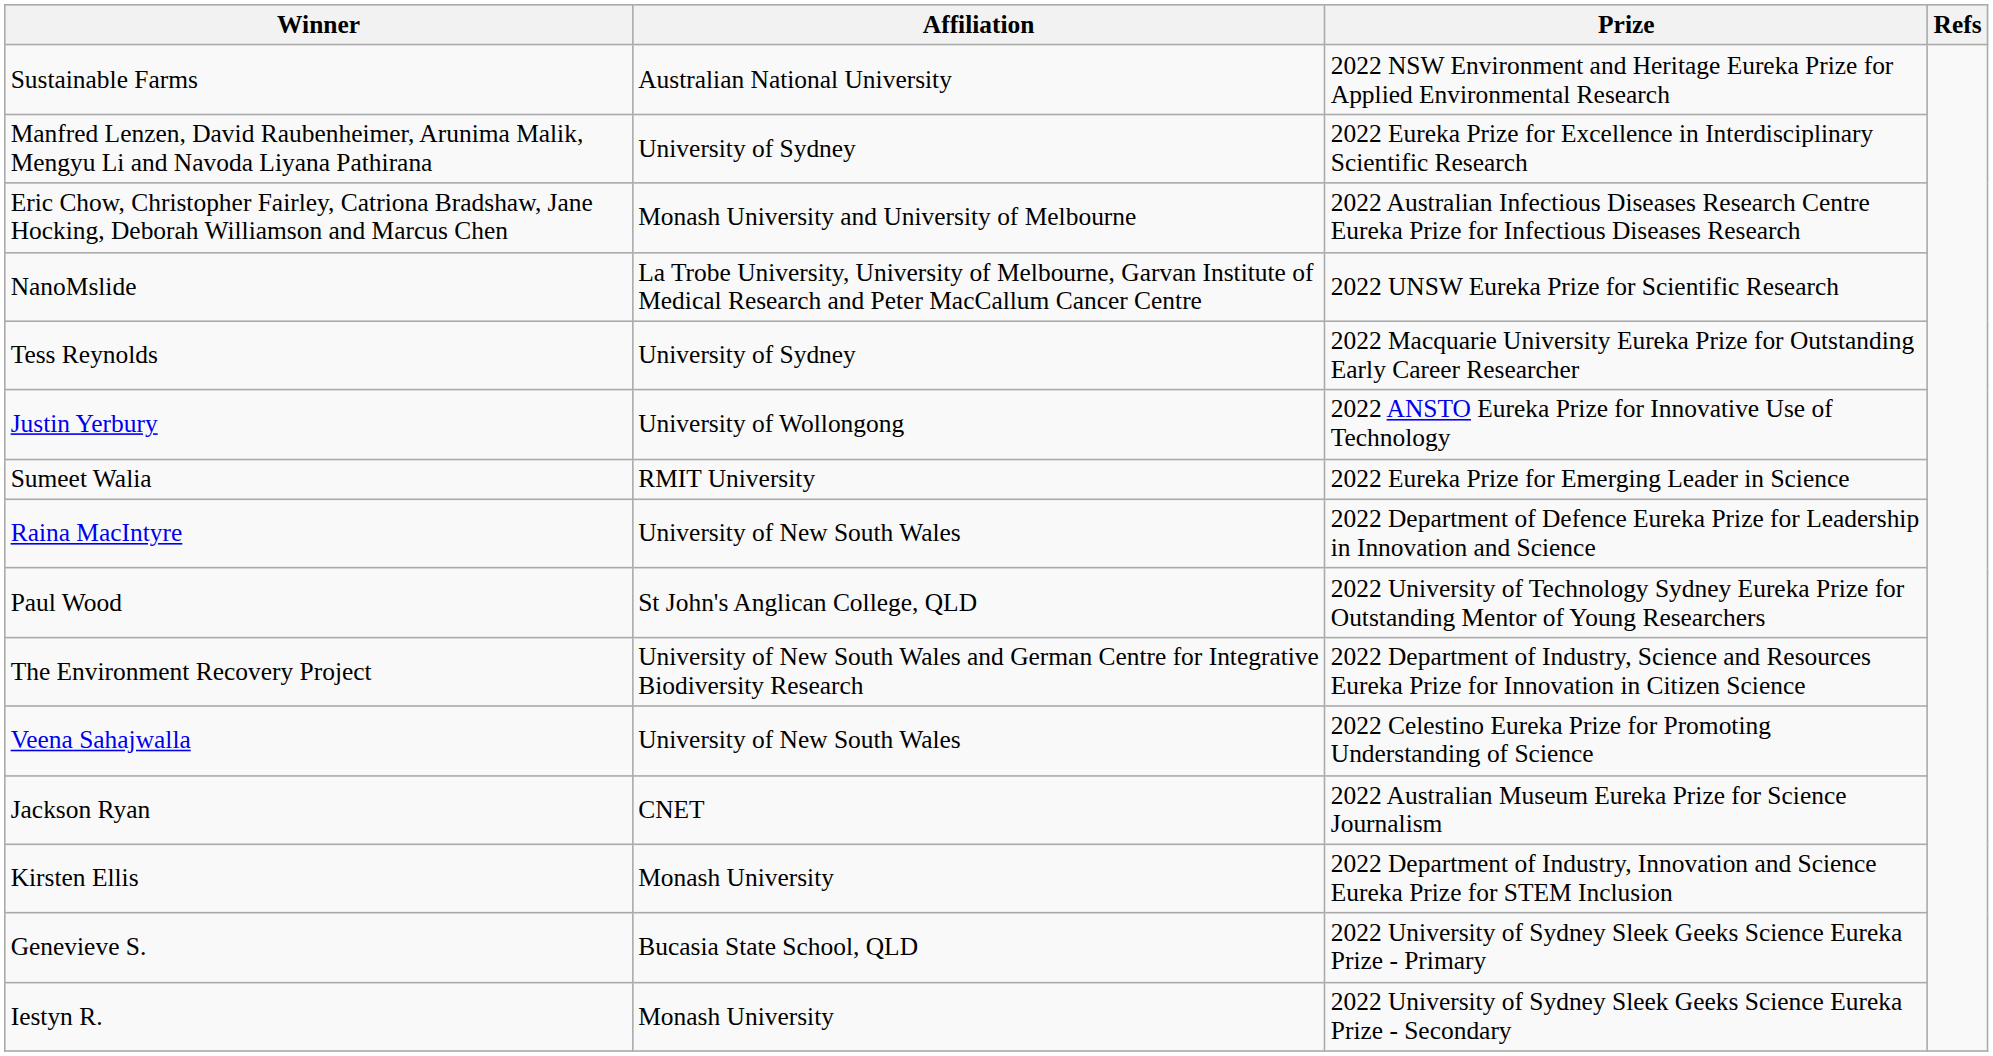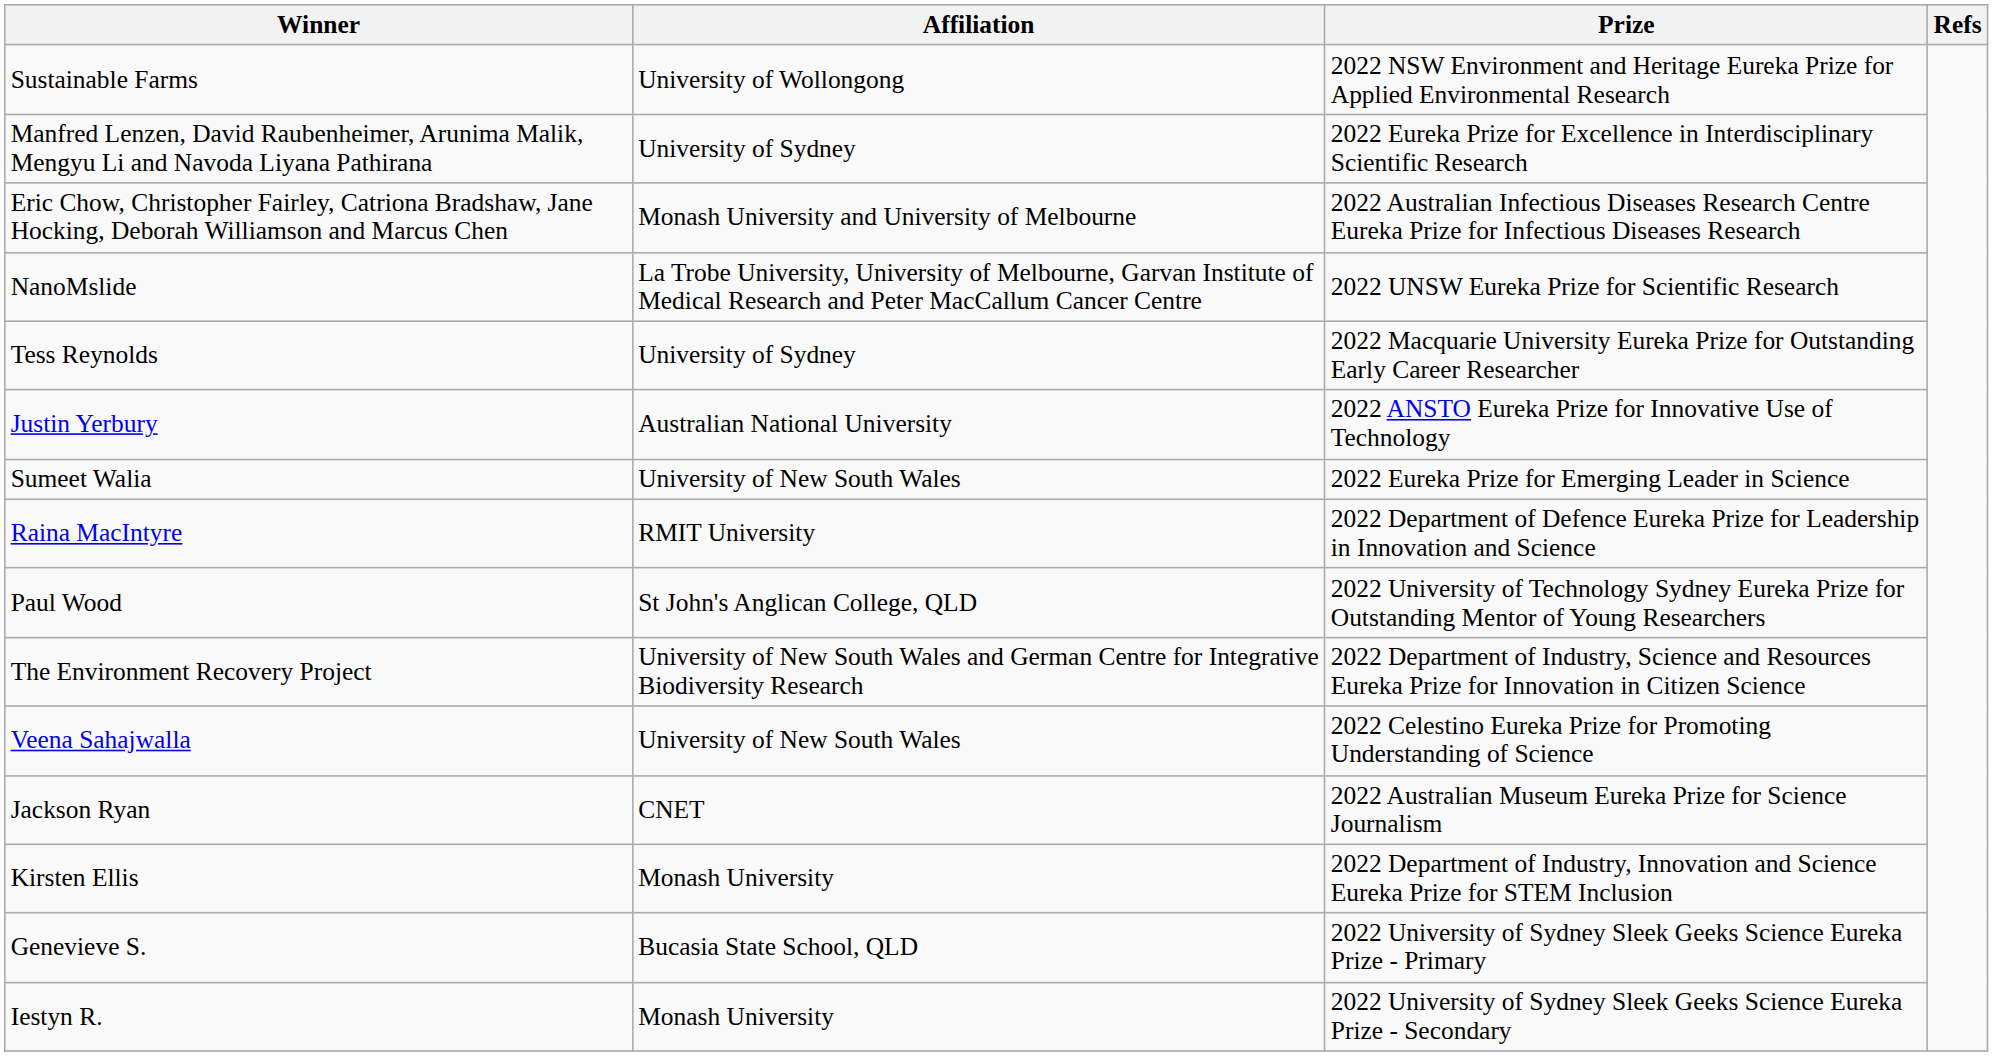(795, 79) Australian National University -> (771, 79) University of Wollongong
(771, 424) University of Wollongong -> (795, 424) Australian National University
(727, 478) RMIT University -> (799, 478) University of New South Wales
(799, 533) University of New South Wales -> (727, 533) RMIT University
